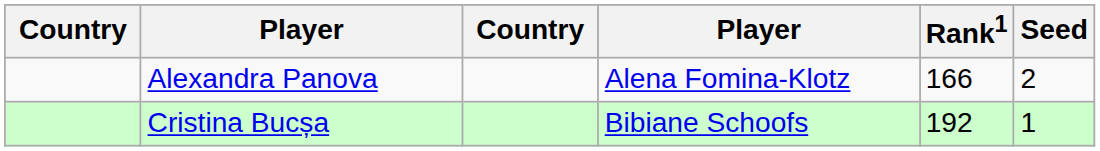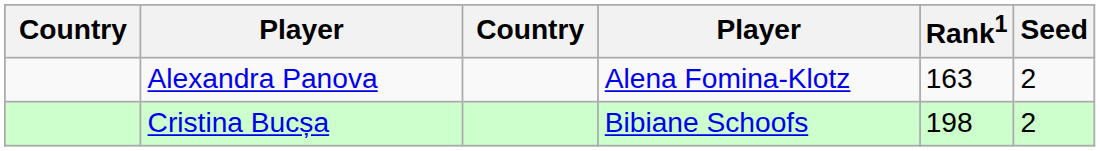(949, 79) 166 -> (949, 79) 163
(949, 123) 192 -> (949, 123) 198
(1028, 123) 1 -> (1028, 123) 2
